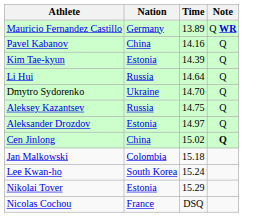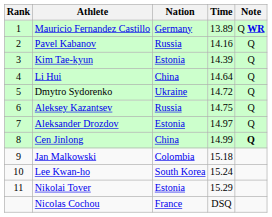+ column: (18, 12)
(139, 44) China -> (168, 44) Russia
(140, 76) Russia -> (167, 76) China
(193, 92) 14.70 -> (221, 92) 14.72
(193, 140) 15.02 -> (221, 140) 14.99
